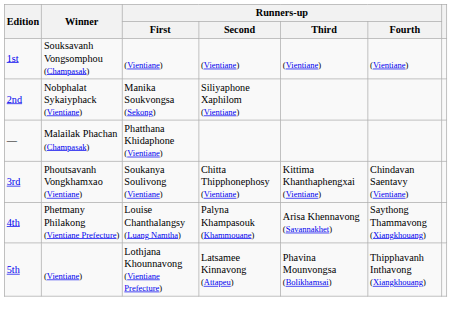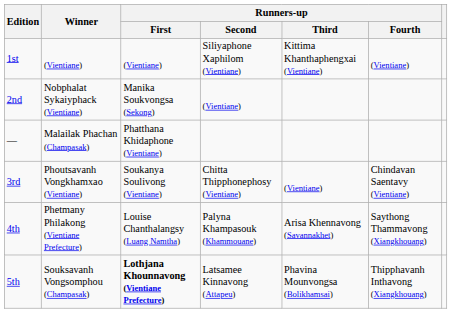(73, 59) Souksavanh Vongsomphou (Champasak) -> (63, 65) (Vientiane)
(220, 65) (Vientiane) -> (227, 59) Siliyaphone Xaphilom (Vientiane)
(302, 65) (Vientiane) -> (320, 59) Kittima Khanthaphengxai (Vientiane)
(225, 100) Siliyaphone Xaphilom (Vientiane) -> (222, 106) (Vientiane)
(319, 182) Kittima Khanthaphengxai (Vientiane) -> (303, 188) (Vientiane)
(63, 276) (Vientiane) -> (73, 282) Souksavanh Vongsomphou (Champasak)
(153, 270) normal -> (154, 282) bold
